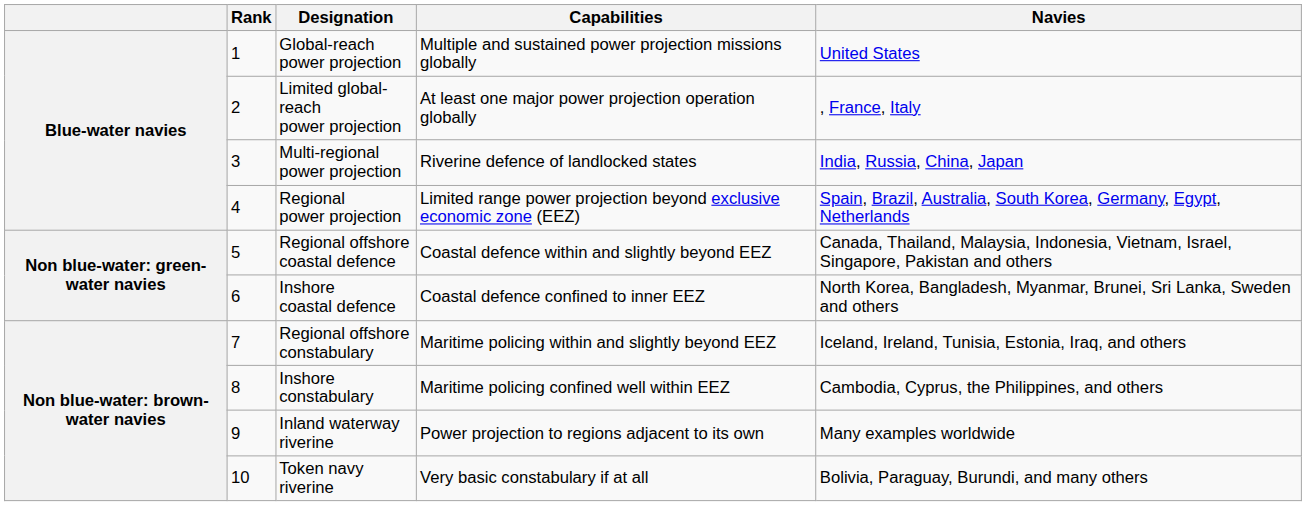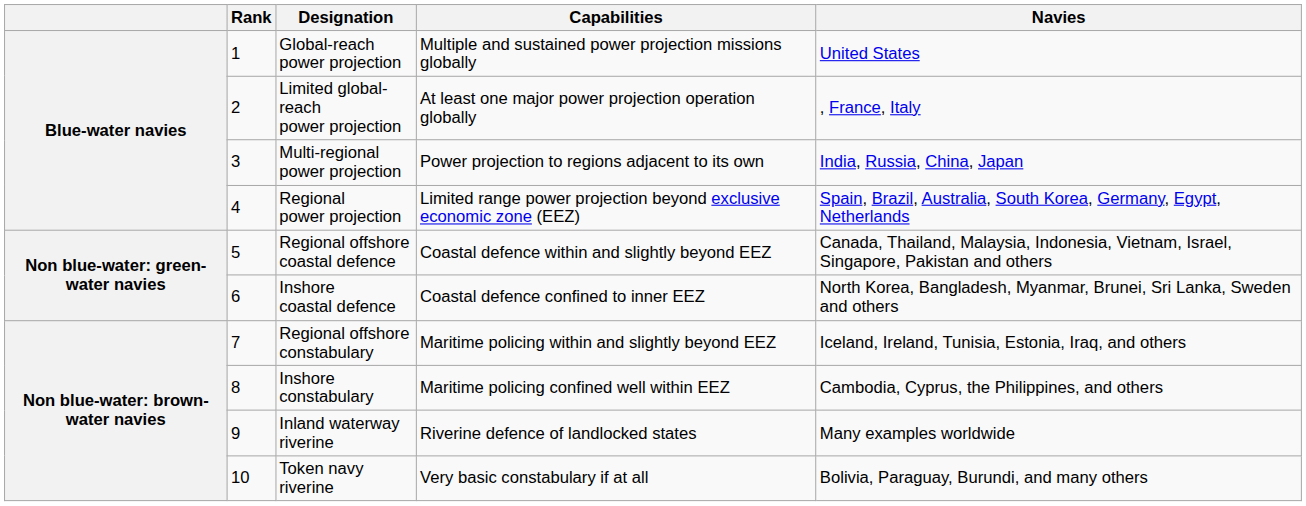(558, 162) Riverine defence of landlocked states -> (592, 162) Power projection to regions adjacent to its own
(592, 433) Power projection to regions adjacent to its own -> (558, 433) Riverine defence of landlocked states
